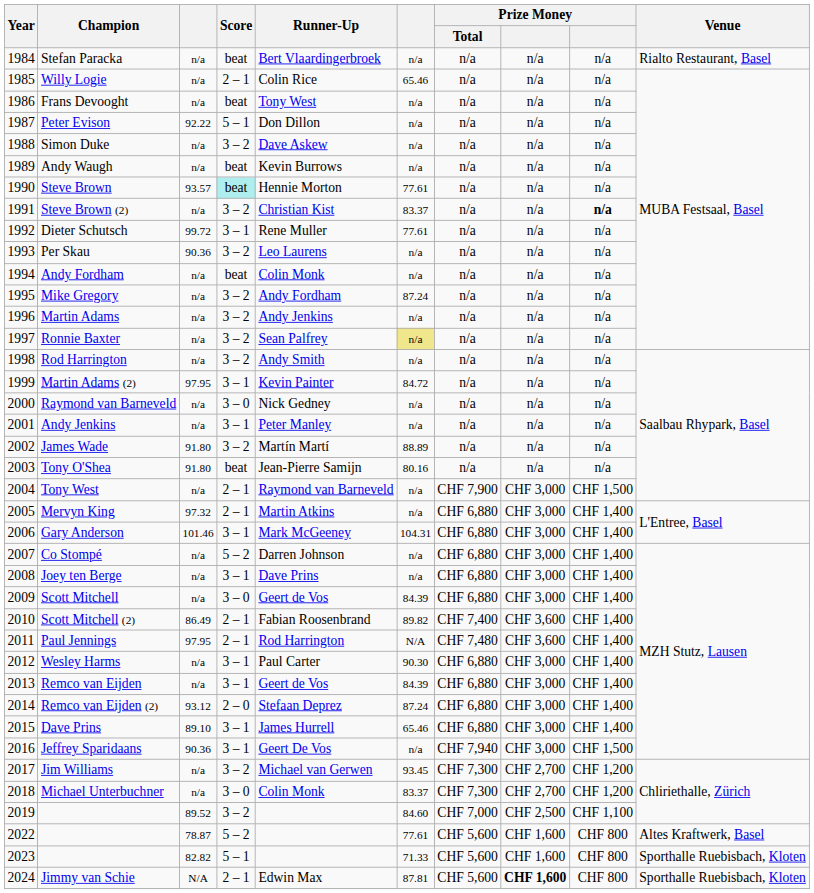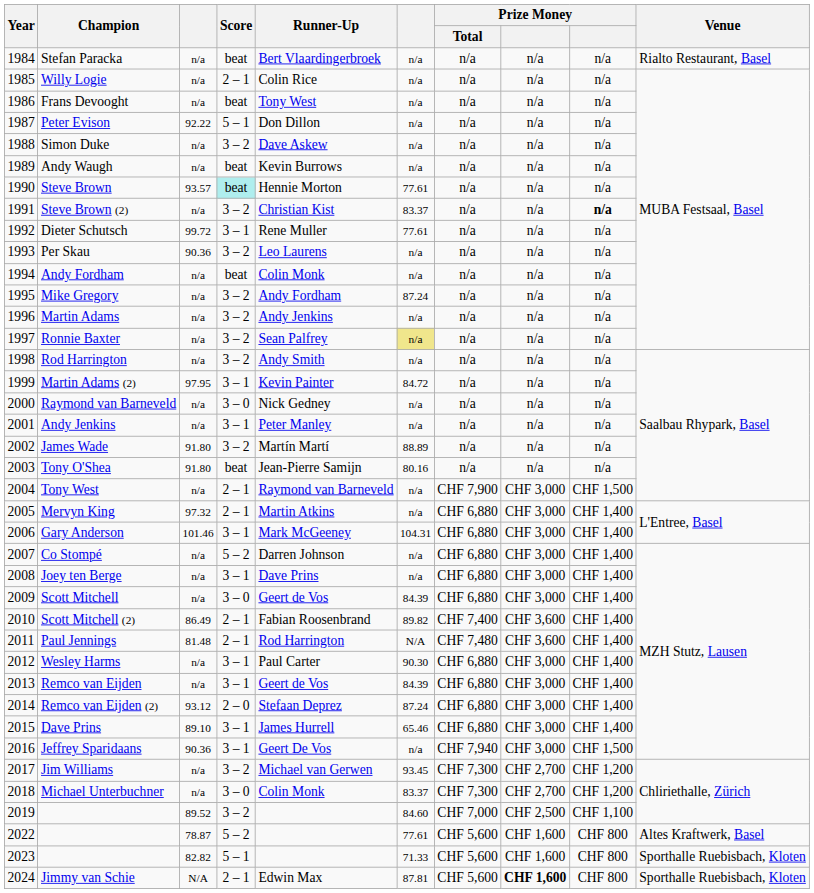(416, 80) 65.46 -> (415, 80) n/a
(198, 641) 97.95 -> (198, 641) 81.48
